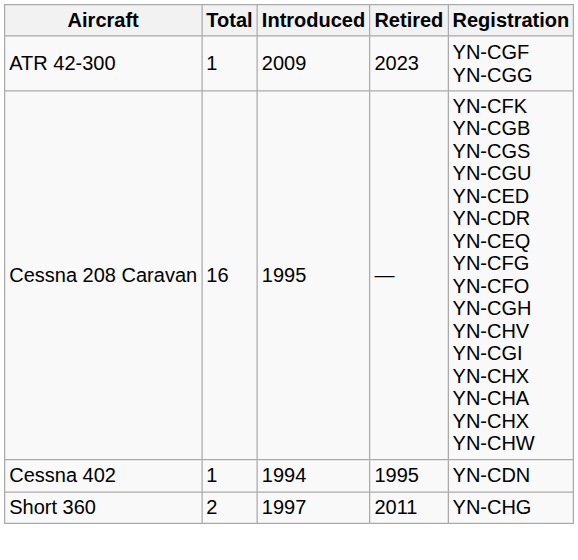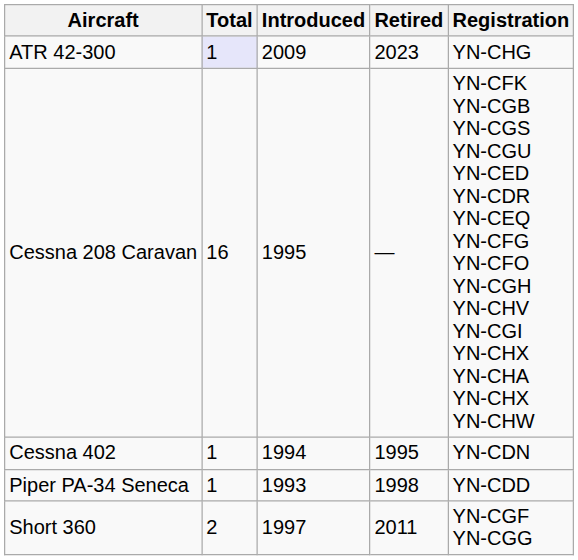(212, 63) no background -> (212, 52) lavender background
(493, 63) YN-CGF YN-CGG -> (492, 52) YN-CHG
+ row: (99, 484)
(492, 507) YN-CHG -> (493, 527) YN-CGF YN-CGG
